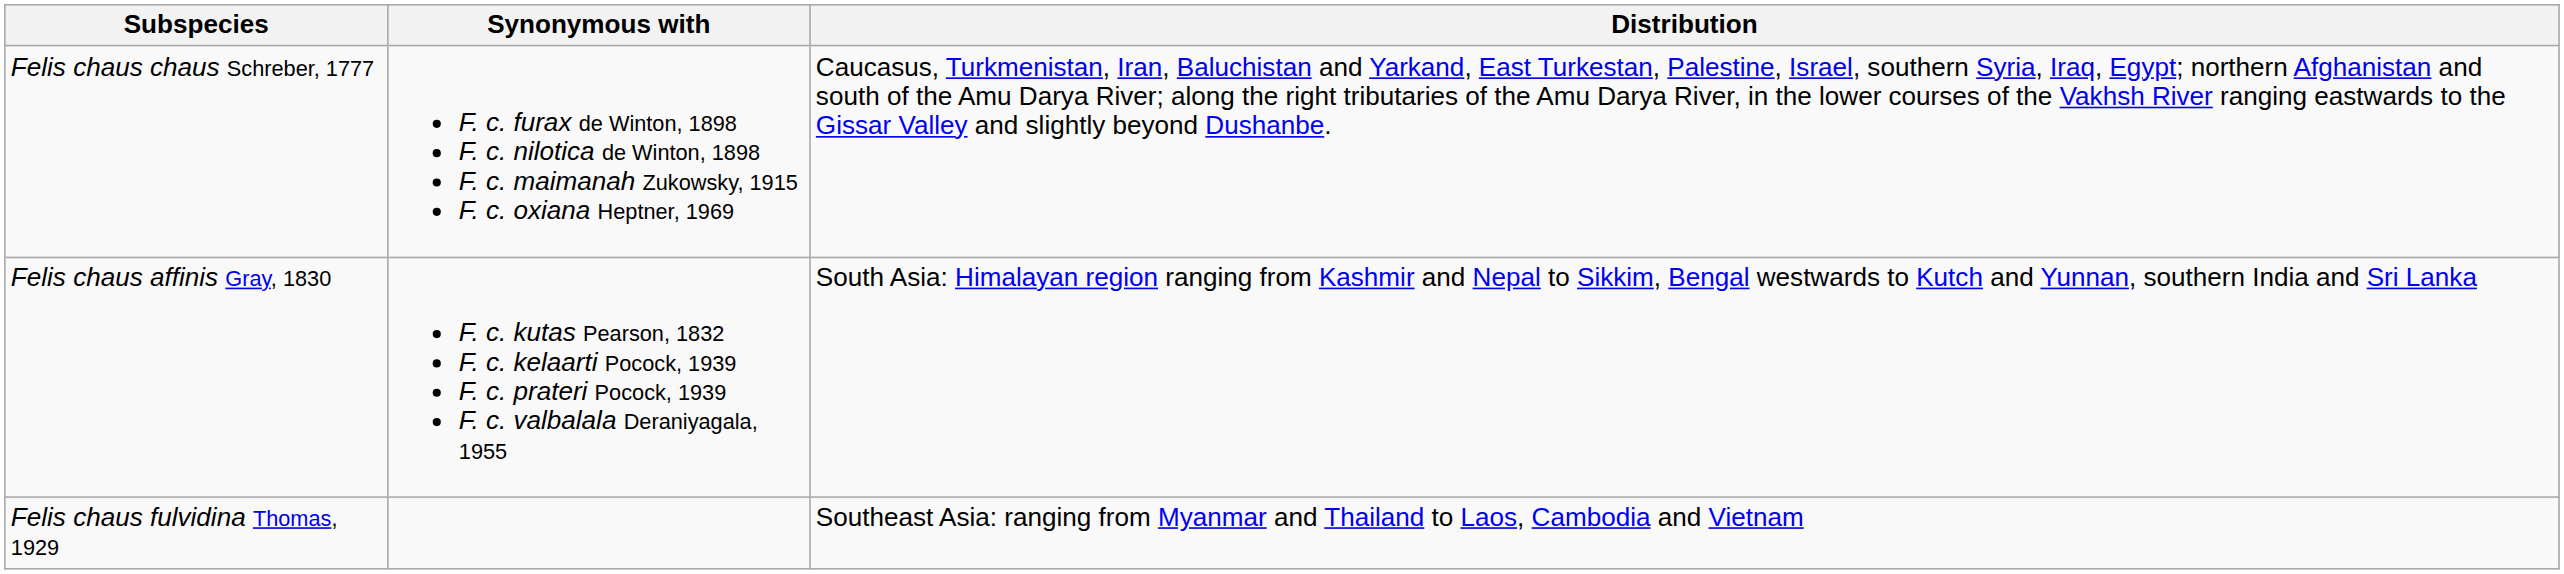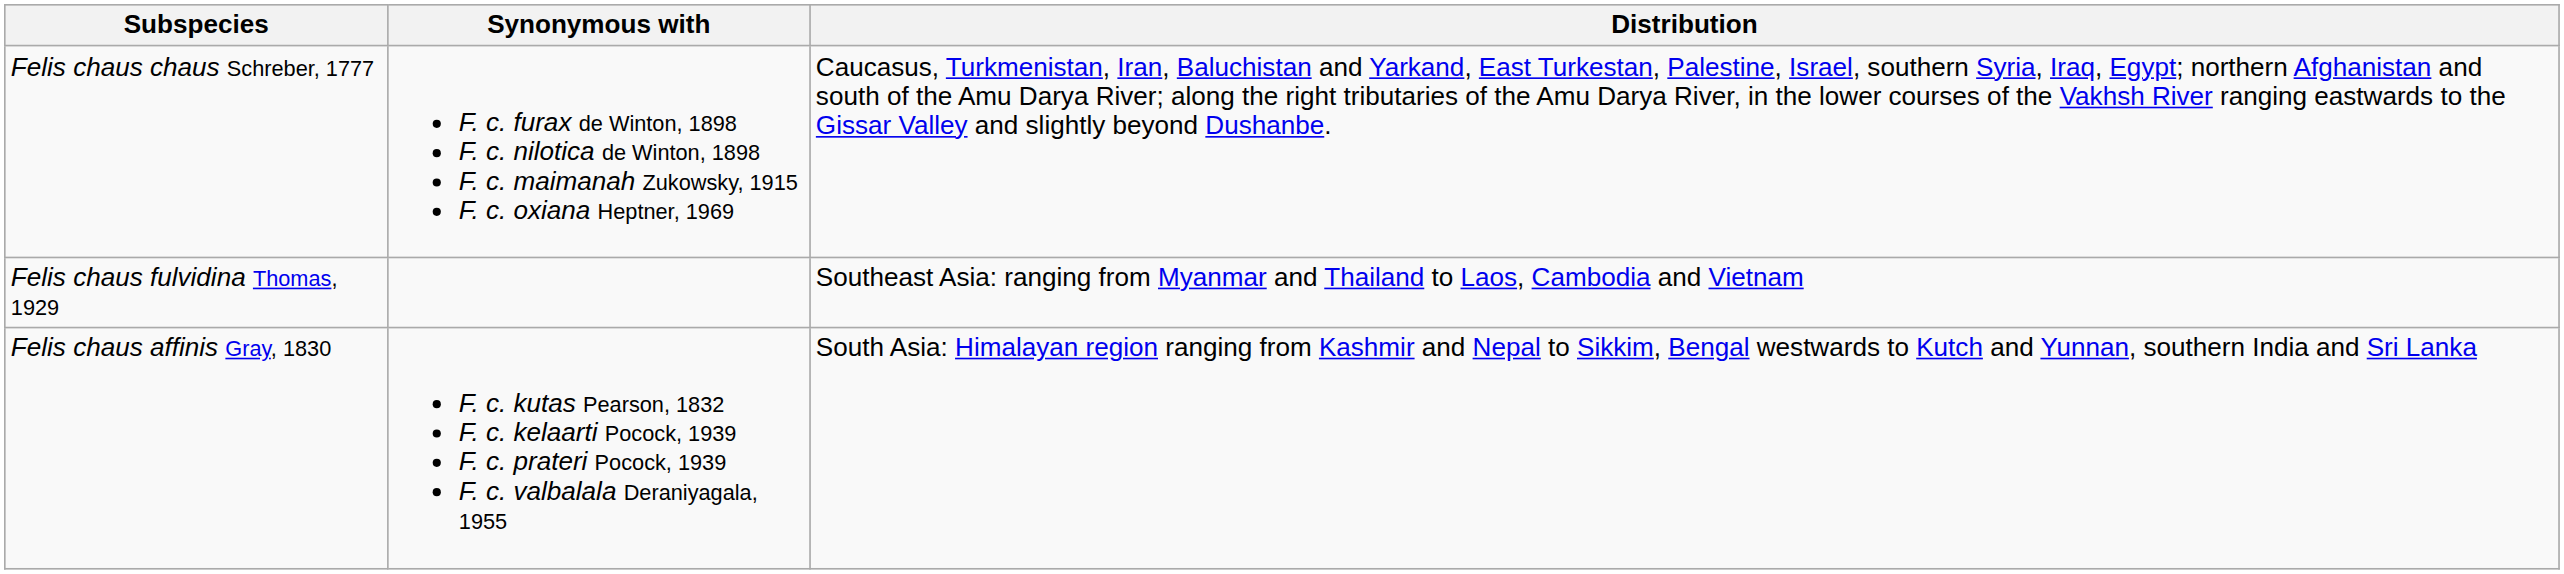rows swapped: (171, 277) <-> (174, 532)
